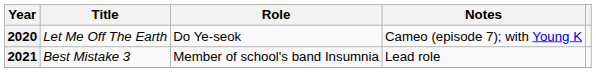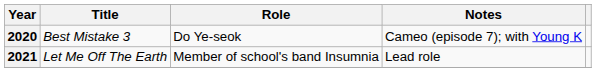(105, 36) Let Me Off The Earth -> (87, 36) Best Mistake 3
(87, 57) Best Mistake 3 -> (105, 57) Let Me Off The Earth
